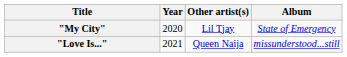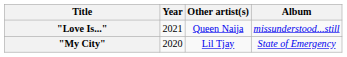rows swapped: (82, 28) <-> (82, 44)
